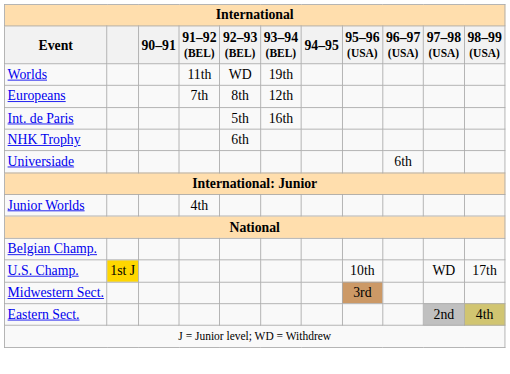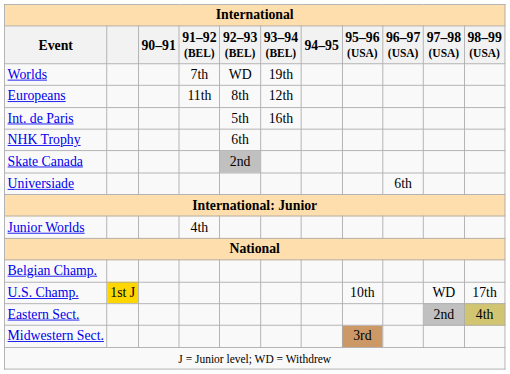(199, 74) 11th -> (199, 74) 7th
(199, 96) 7th -> (199, 96) 11th
+ row: (45, 161)
rows swapped: (44, 314) <-> (56, 292)
